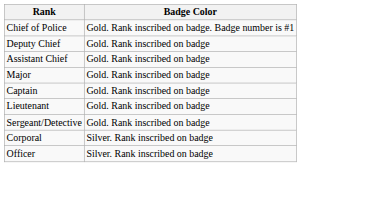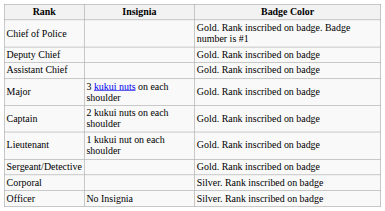+ column: (139, 12)
